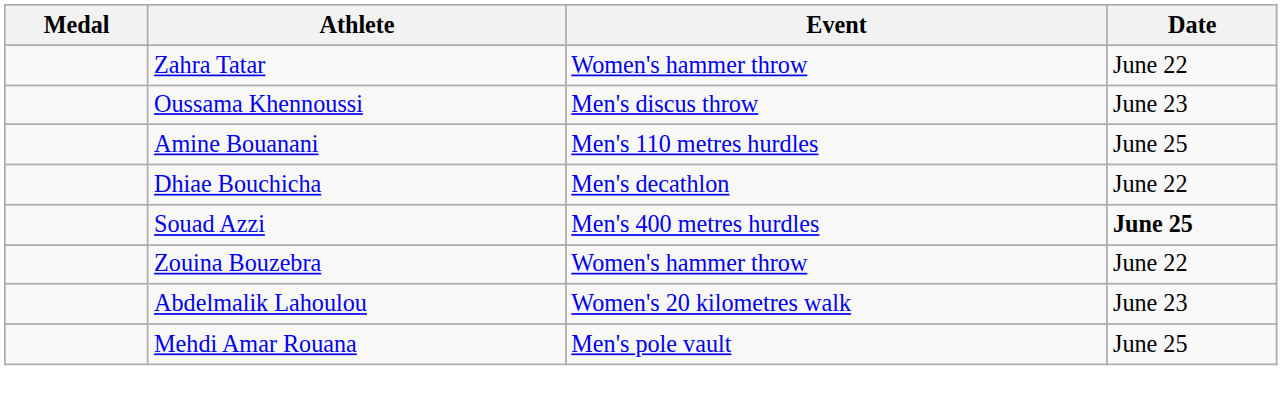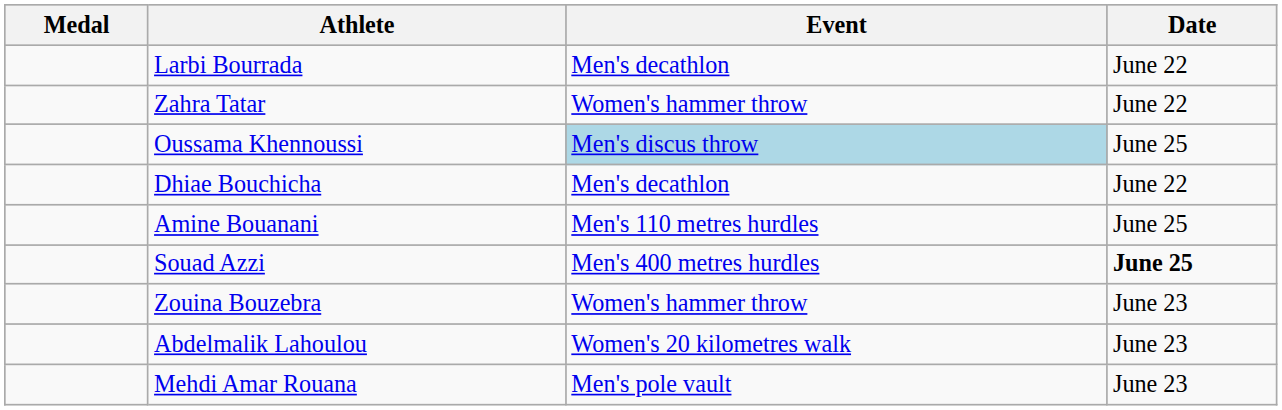+ row: (228, 64)
(665, 104) no background -> (665, 144) lightblue background
(1150, 104) June 23 -> (1150, 144) June 25
rows swapped: (238, 184) <-> (236, 144)
(1150, 264) June 22 -> (1150, 304) June 23
(1150, 344) June 25 -> (1150, 383) June 23
